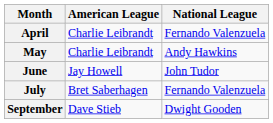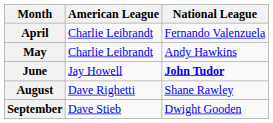(192, 71) normal -> (194, 71) bold
- row: (35, 90)
+ row: (35, 90)
